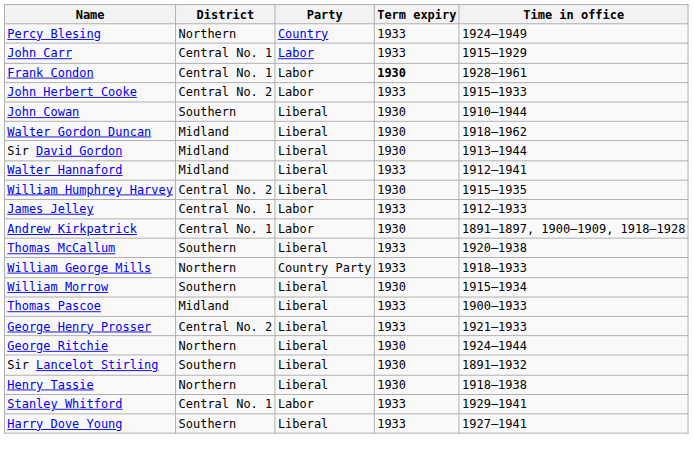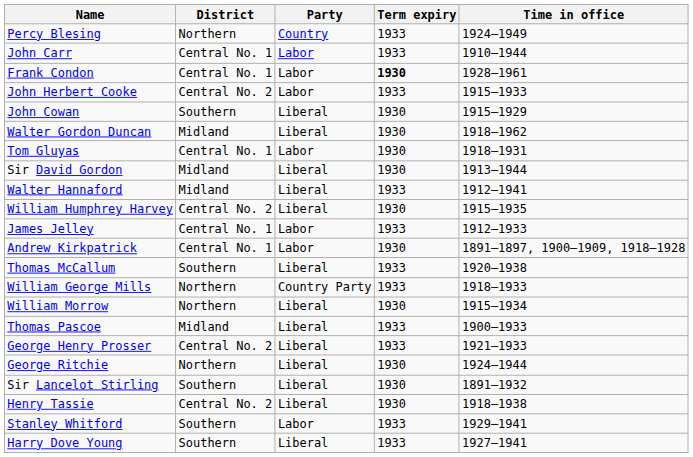(495, 53) 1915–1929 -> (495, 53) 1910–1944
(495, 112) 1910–1944 -> (495, 112) 1915–1929
+ row: (43, 151)
(207, 287) Southern -> (207, 307) Northern
(207, 385) Northern -> (225, 404) Central No. 2
(225, 404) Central No. 1 -> (207, 424) Southern
